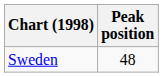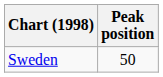(128, 59) 48 -> (128, 59) 50
